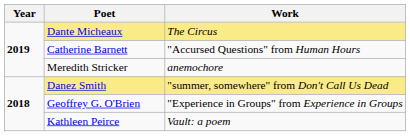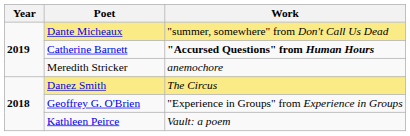(192, 31) The Circus -> (278, 31) "summer, somewhere" from Don't Call Us Dead
(264, 49) normal -> (271, 49) bold
(278, 85) "summer, somewhere" from Don't Call Us Dead -> (192, 85) The Circus
